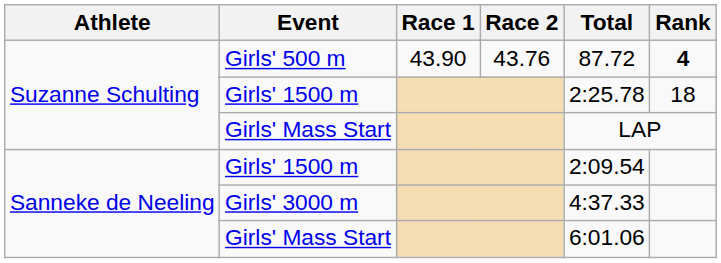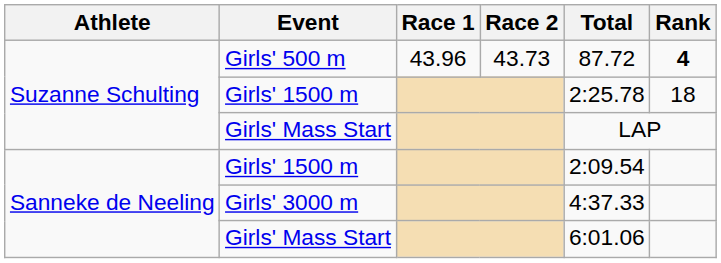(438, 58) 43.90 -> (438, 58) 43.96
(522, 58) 43.76 -> (522, 58) 43.73
